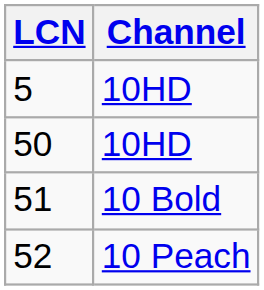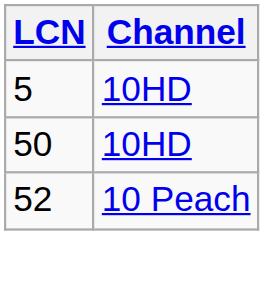- row: (33, 199)
